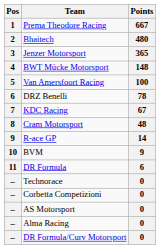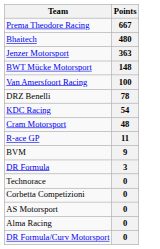- column: (13, 11)
(142, 53) 365 -> (125, 53) 363
(142, 110) 67 -> (125, 110) 54
(142, 138) 14 -> (125, 138) 11
(142, 166) 6 -> (125, 166) 3
